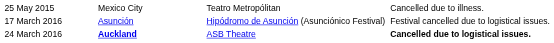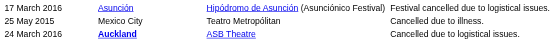rows swapped: (29, 8) <-> (33, 21)
(460, 34) bold -> (455, 34) normal
